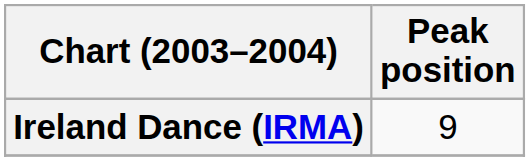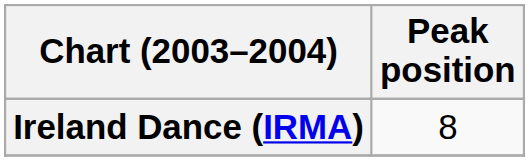(448, 126) 9 -> (448, 126) 8
